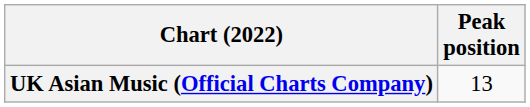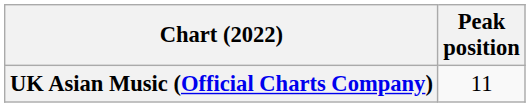(482, 83) 13 -> (482, 83) 11
